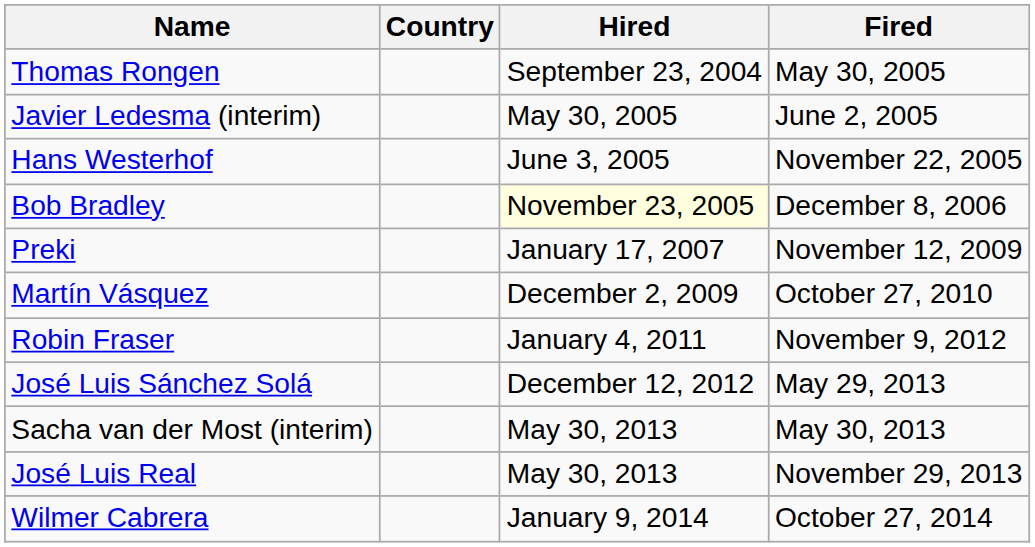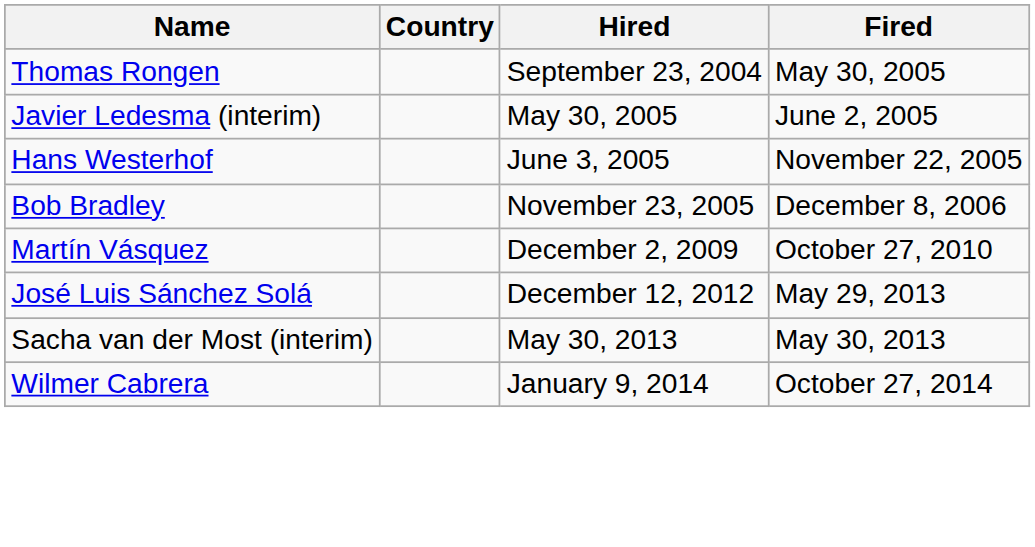(630, 205) lightyellow background -> (630, 205) no background
- row: (43, 250)
- row: (93, 339)
- row: (104, 473)
